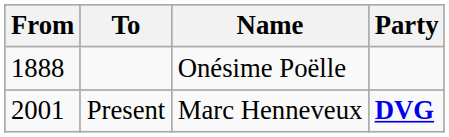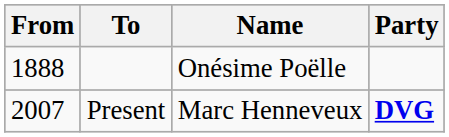(38, 110) 2001 -> (38, 110) 2007
